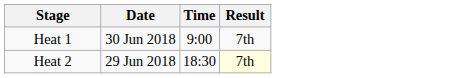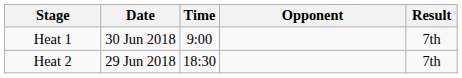+ column: (312, 15)
(245, 61) lightyellow background -> (432, 61) no background
